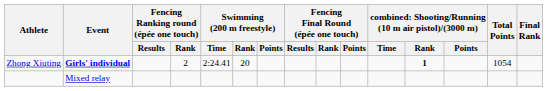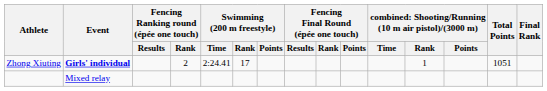(245, 63) 20 -> (245, 63) 17
(425, 63) bold -> (425, 63) normal
(502, 63) 1054 -> (502, 63) 1051
